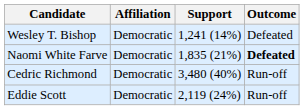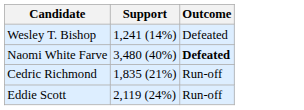- column: (143, 14)
(210, 54) 1,835 (21%) -> (145, 54) 3,480 (40%)
(210, 74) 3,480 (40%) -> (145, 74) 1,835 (21%)
